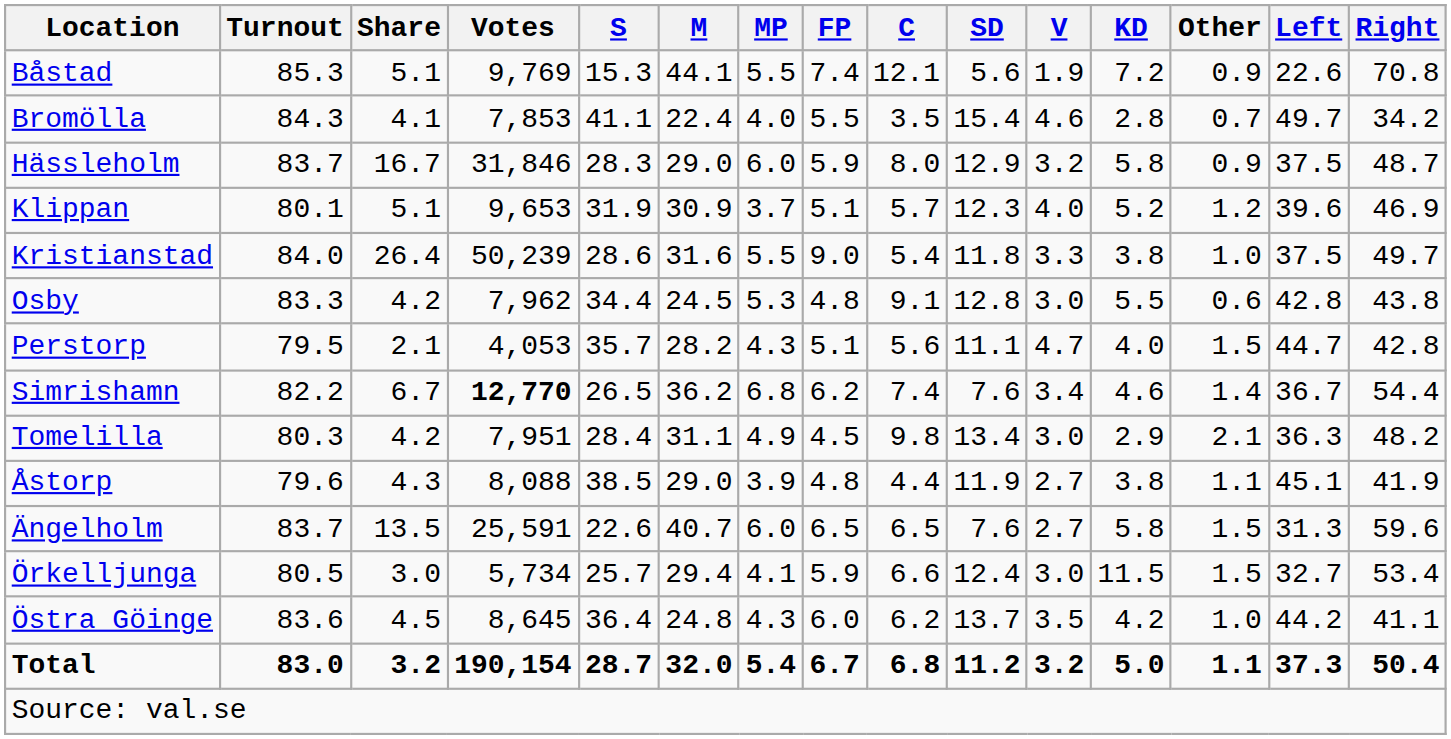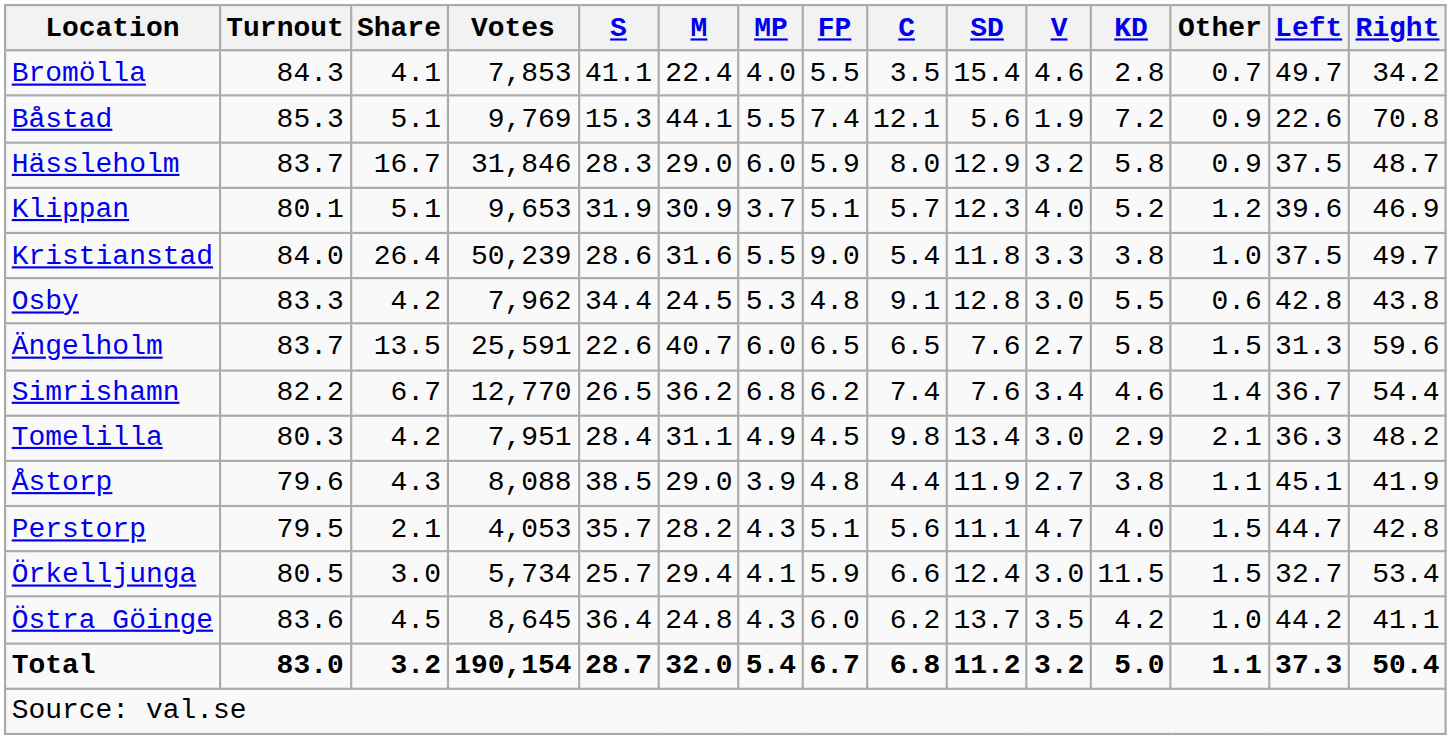rows swapped: (79, 119) <-> (62, 73)
rows swapped: (79, 347) <-> (87, 529)
(521, 392) bold -> (521, 392) normal
